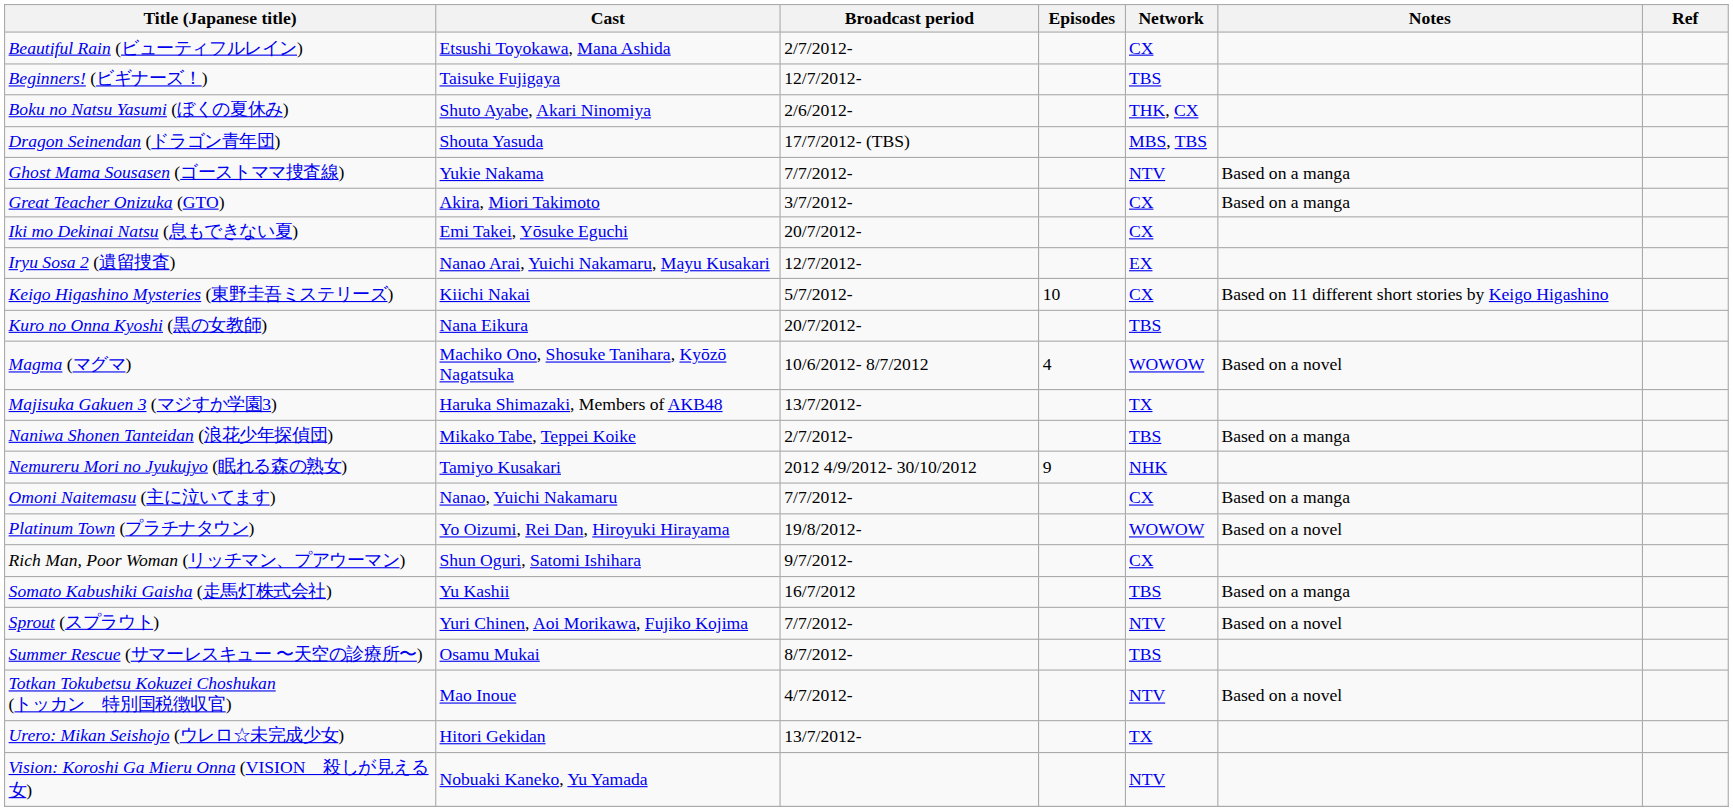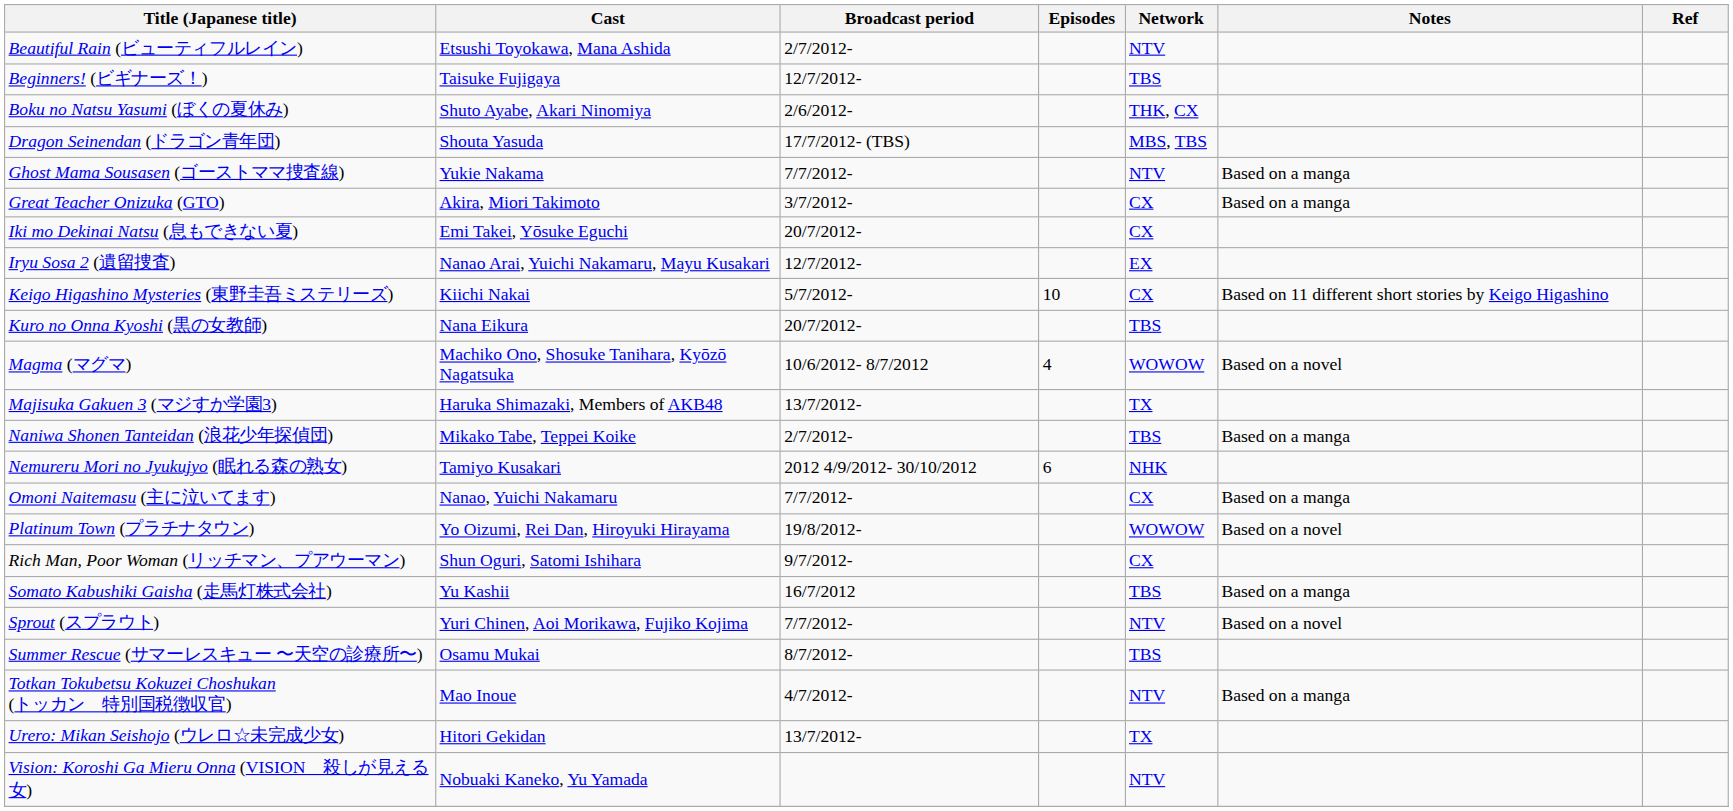(1141, 48) CX -> (1147, 48) NTV
(1047, 466) 9 -> (1047, 466) 6
(1282, 695) Based on a novel -> (1286, 695) Based on a manga
